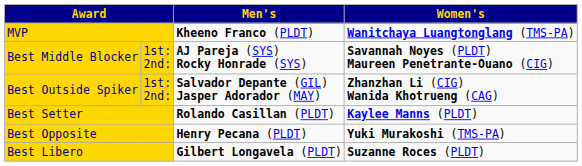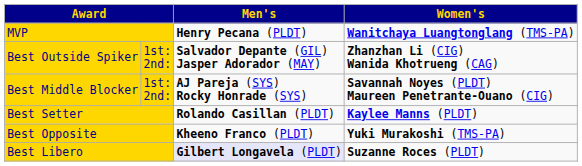(245, 32) Kheeno Franco (PLDT) -> (242, 32) Henry Pecana (PLDT)
rows swapped: (73, 89) <-> (73, 58)
(242, 133) Henry Pecana (PLDT) -> (245, 133) Kheeno Franco (PLDT)
(259, 152) no background -> (259, 152) lavender background
